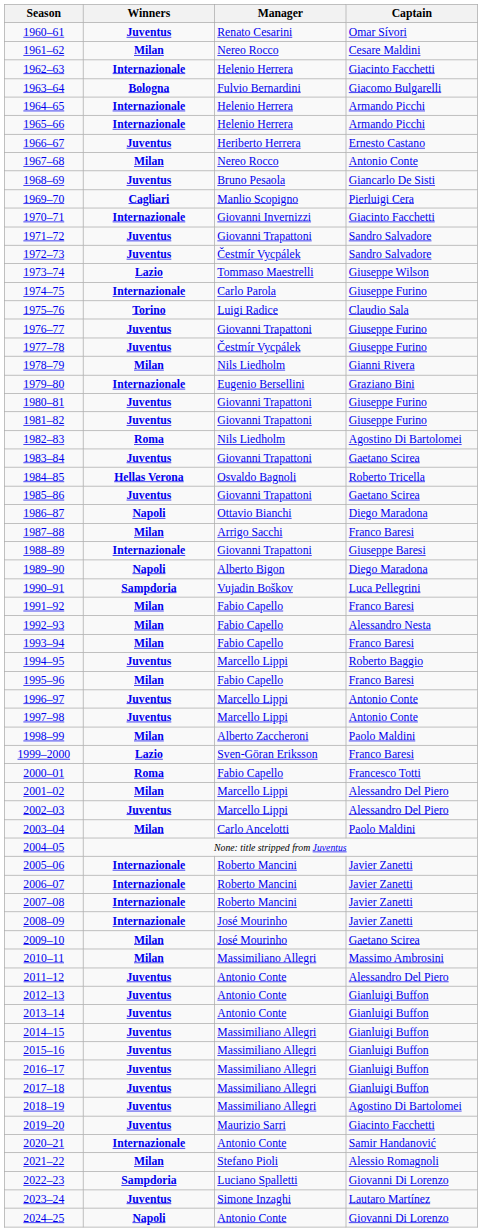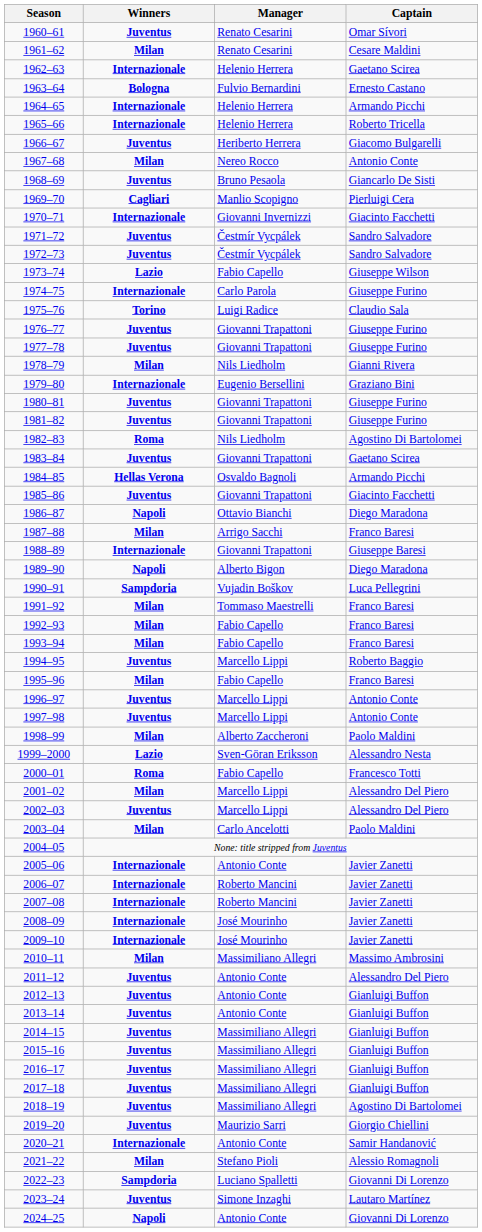(248, 50) Nereo Rocco -> (255, 50) Renato Cesarini
(392, 69) Giacinto Facchetti -> (384, 69) Gaetano Scirea
(395, 87) Giacomo Bulgarelli -> (387, 87) Ernesto Castano
(387, 124) Armando Picchi -> (387, 124) Roberto Tricella
(387, 143) Ernesto Castano -> (395, 143) Giacomo Bulgarelli
(265, 236) Giovanni Trapattoni -> (259, 236) Čestmír Vycpálek
(265, 273) Tommaso Maestrelli -> (250, 273) Fabio Capello
(259, 347) Čestmír Vycpálek -> (265, 347) Giovanni Trapattoni
(387, 476) Roberto Tricella -> (387, 476) Armando Picchi
(384, 495) Gaetano Scirea -> (392, 495) Giacinto Facchetti
(250, 606) Fabio Capello -> (265, 606) Tommaso Maestrelli
(390, 625) Alessandro Nesta -> (381, 625) Franco Baresi
(381, 754) Franco Baresi -> (390, 754) Alessandro Nesta
(257, 865) Roberto Mancini -> (252, 865) Antonio Conte
(149, 939) Milan -> (149, 939) Internazionale
(384, 939) Gaetano Scirea -> (381, 939) Javier Zanetti
(392, 1125) Giacinto Facchetti -> (389, 1125) Giorgio Chiellini
